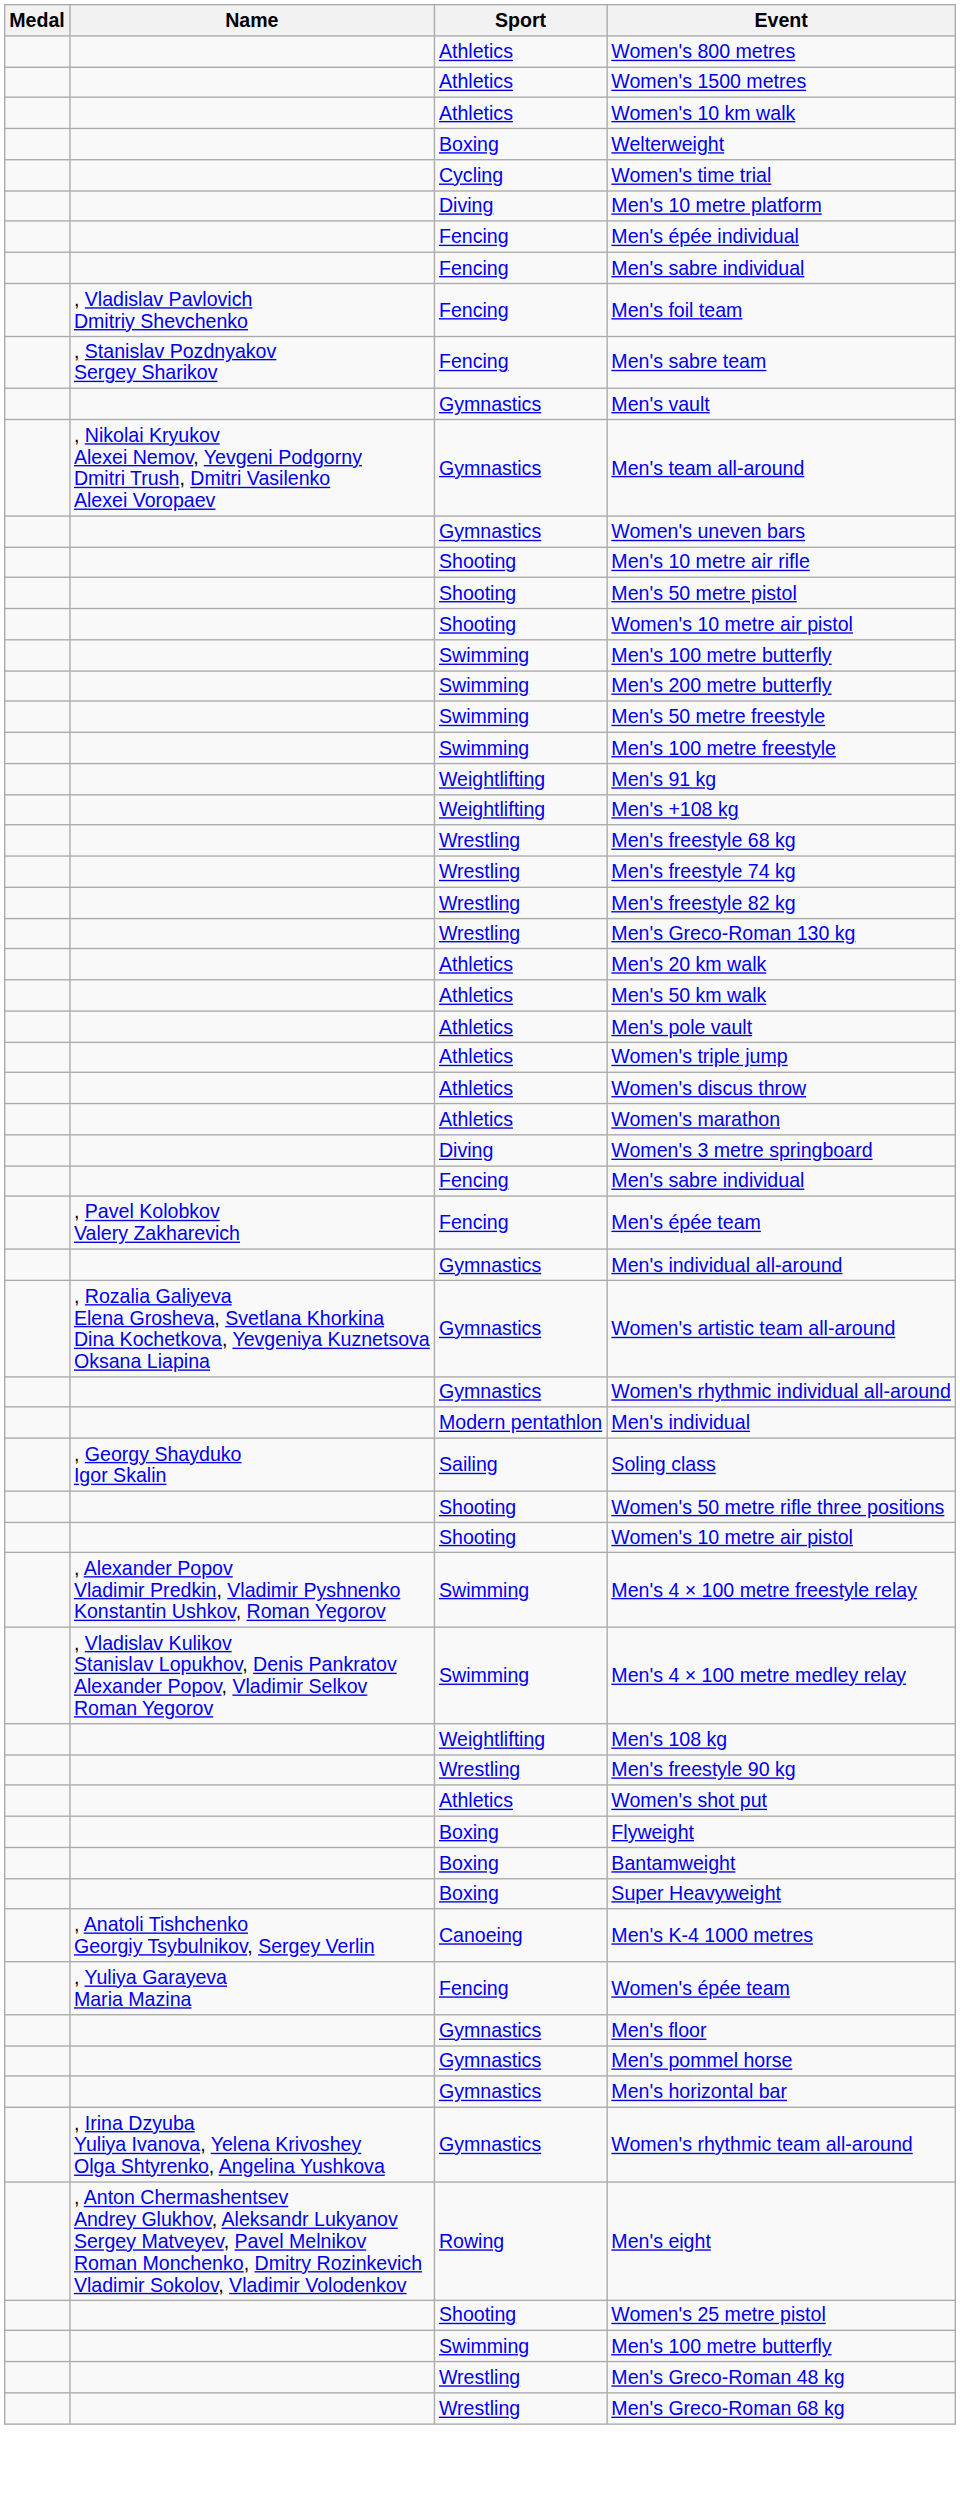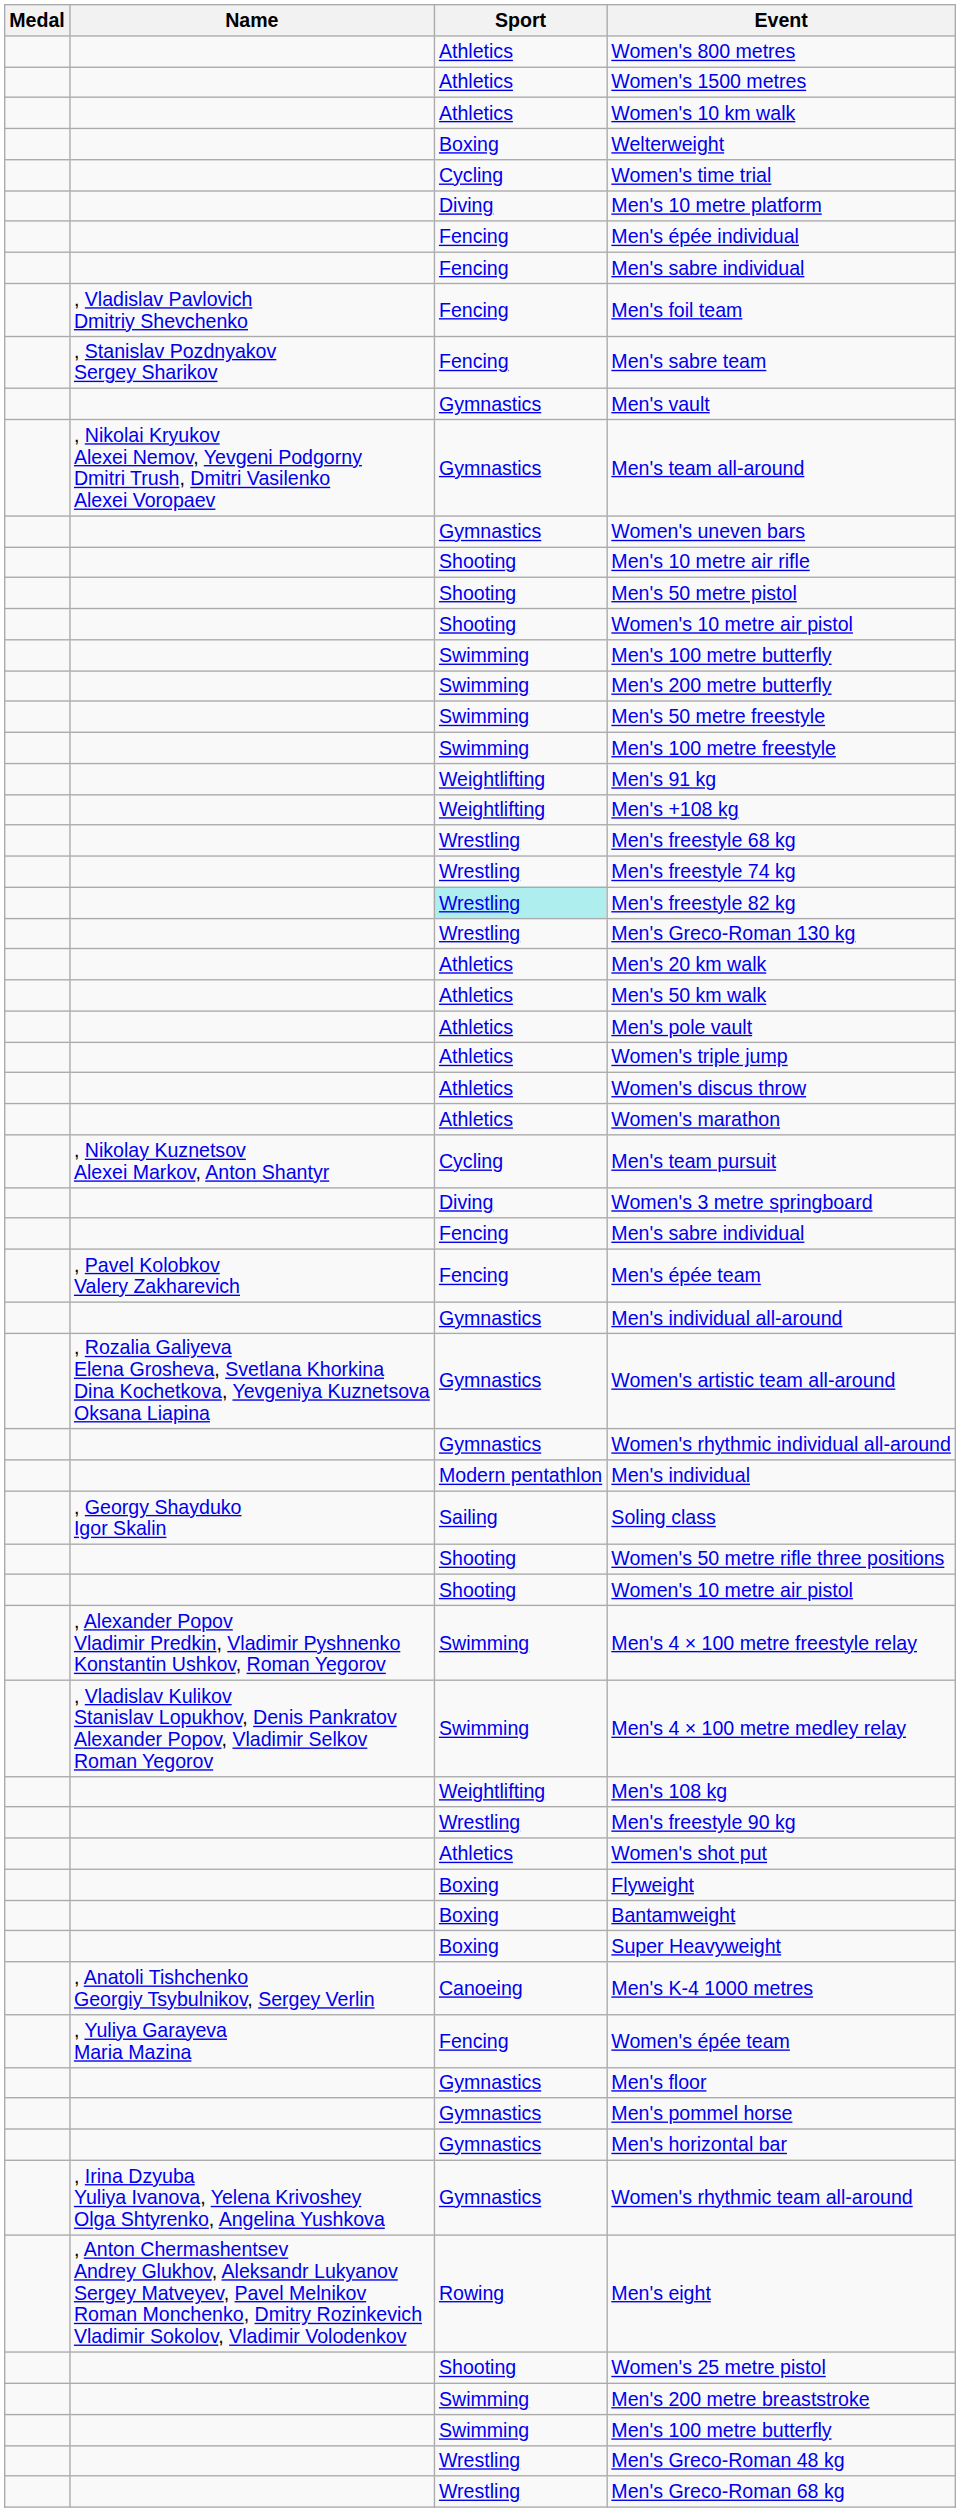(480, 903) no background -> (480, 903) paleturquoise background
+ row: (202, 1161)
+ row: (252, 2399)
